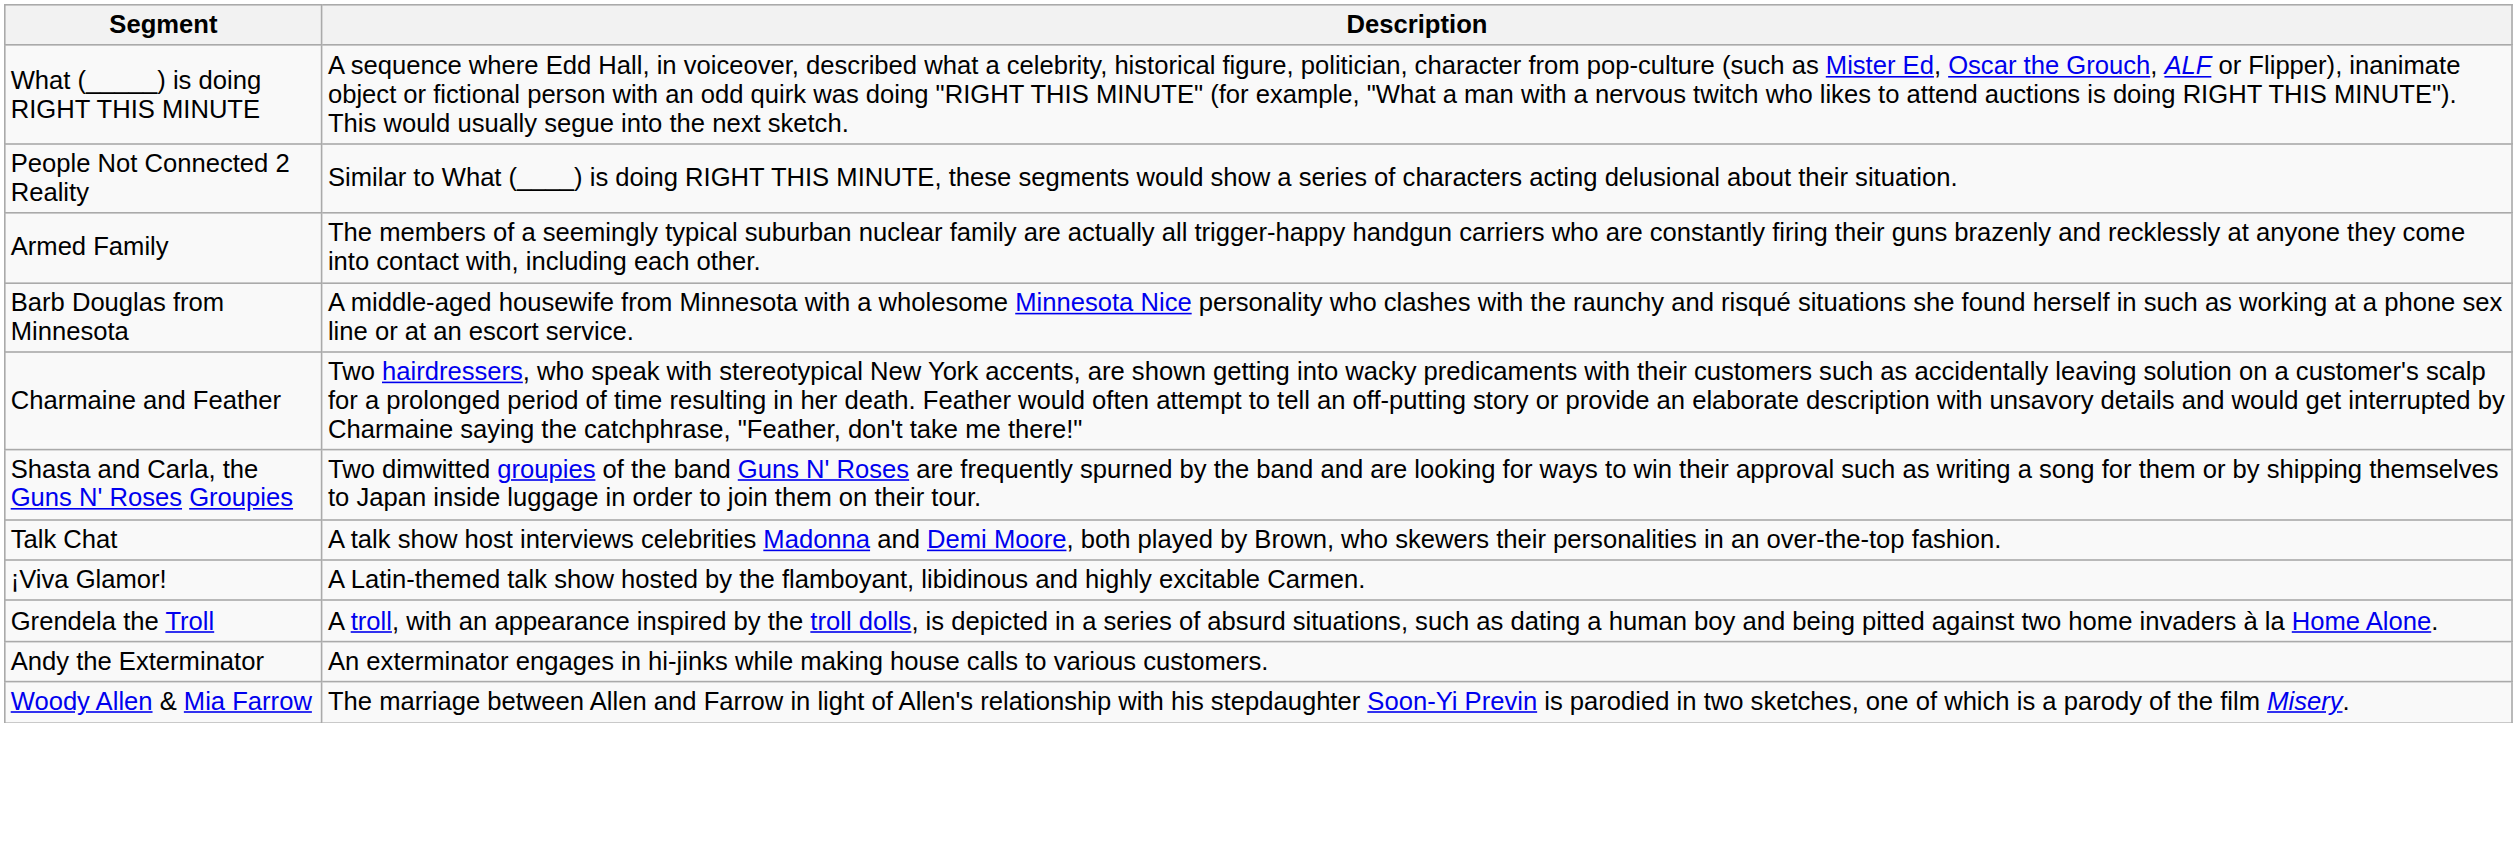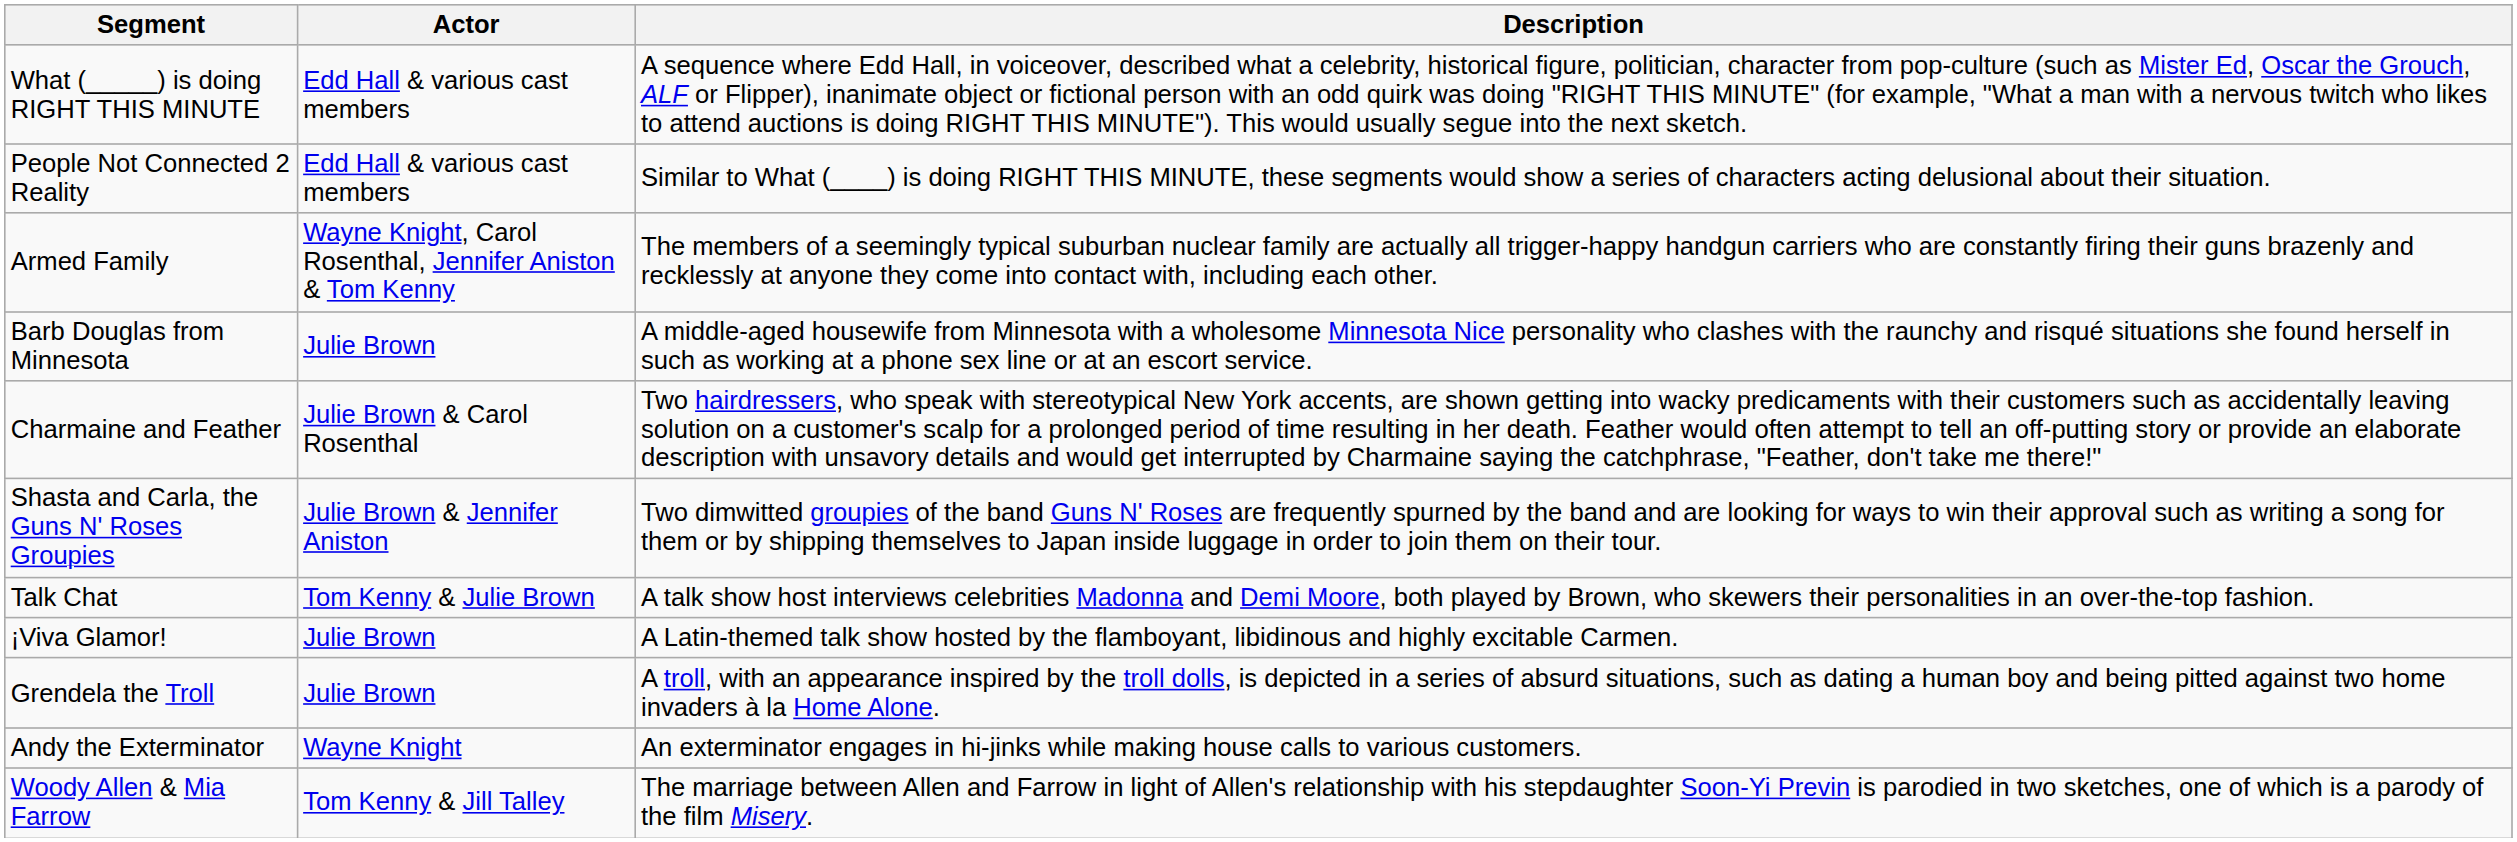+ column: (466, 24)
